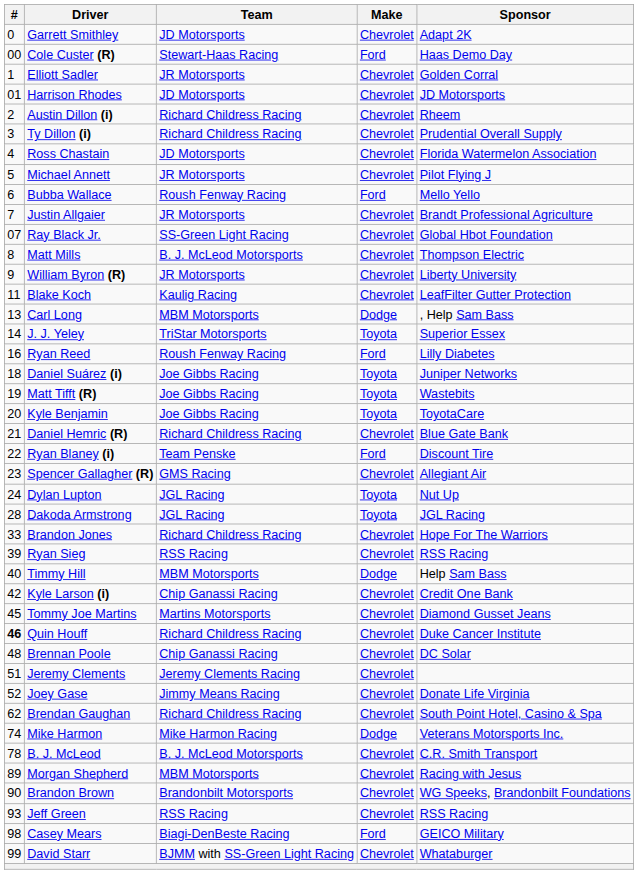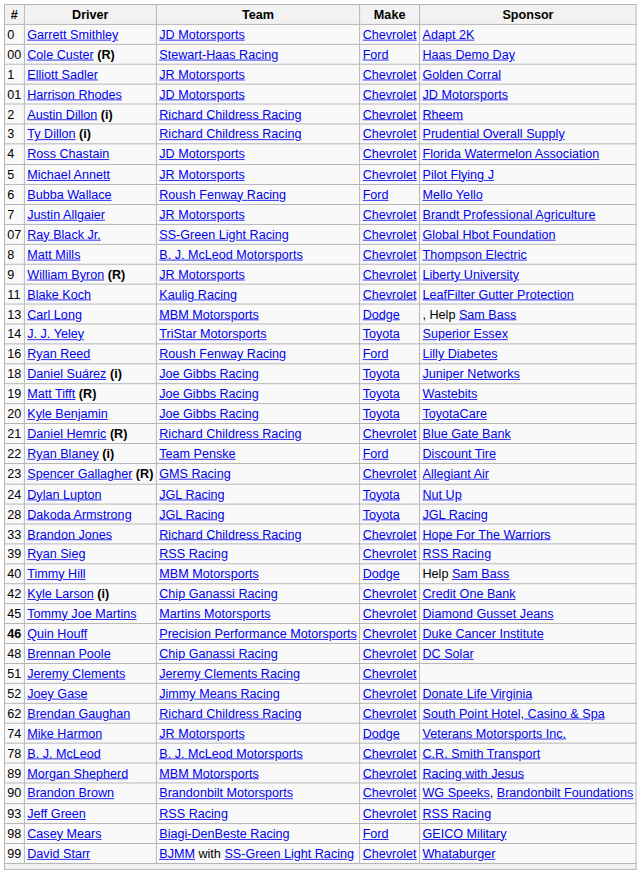(230, 634) Richard Childress Racing -> (258, 634) Precision Performance Motorsports
(218, 734) Mike Harmon Racing -> (202, 734) JR Motorsports
